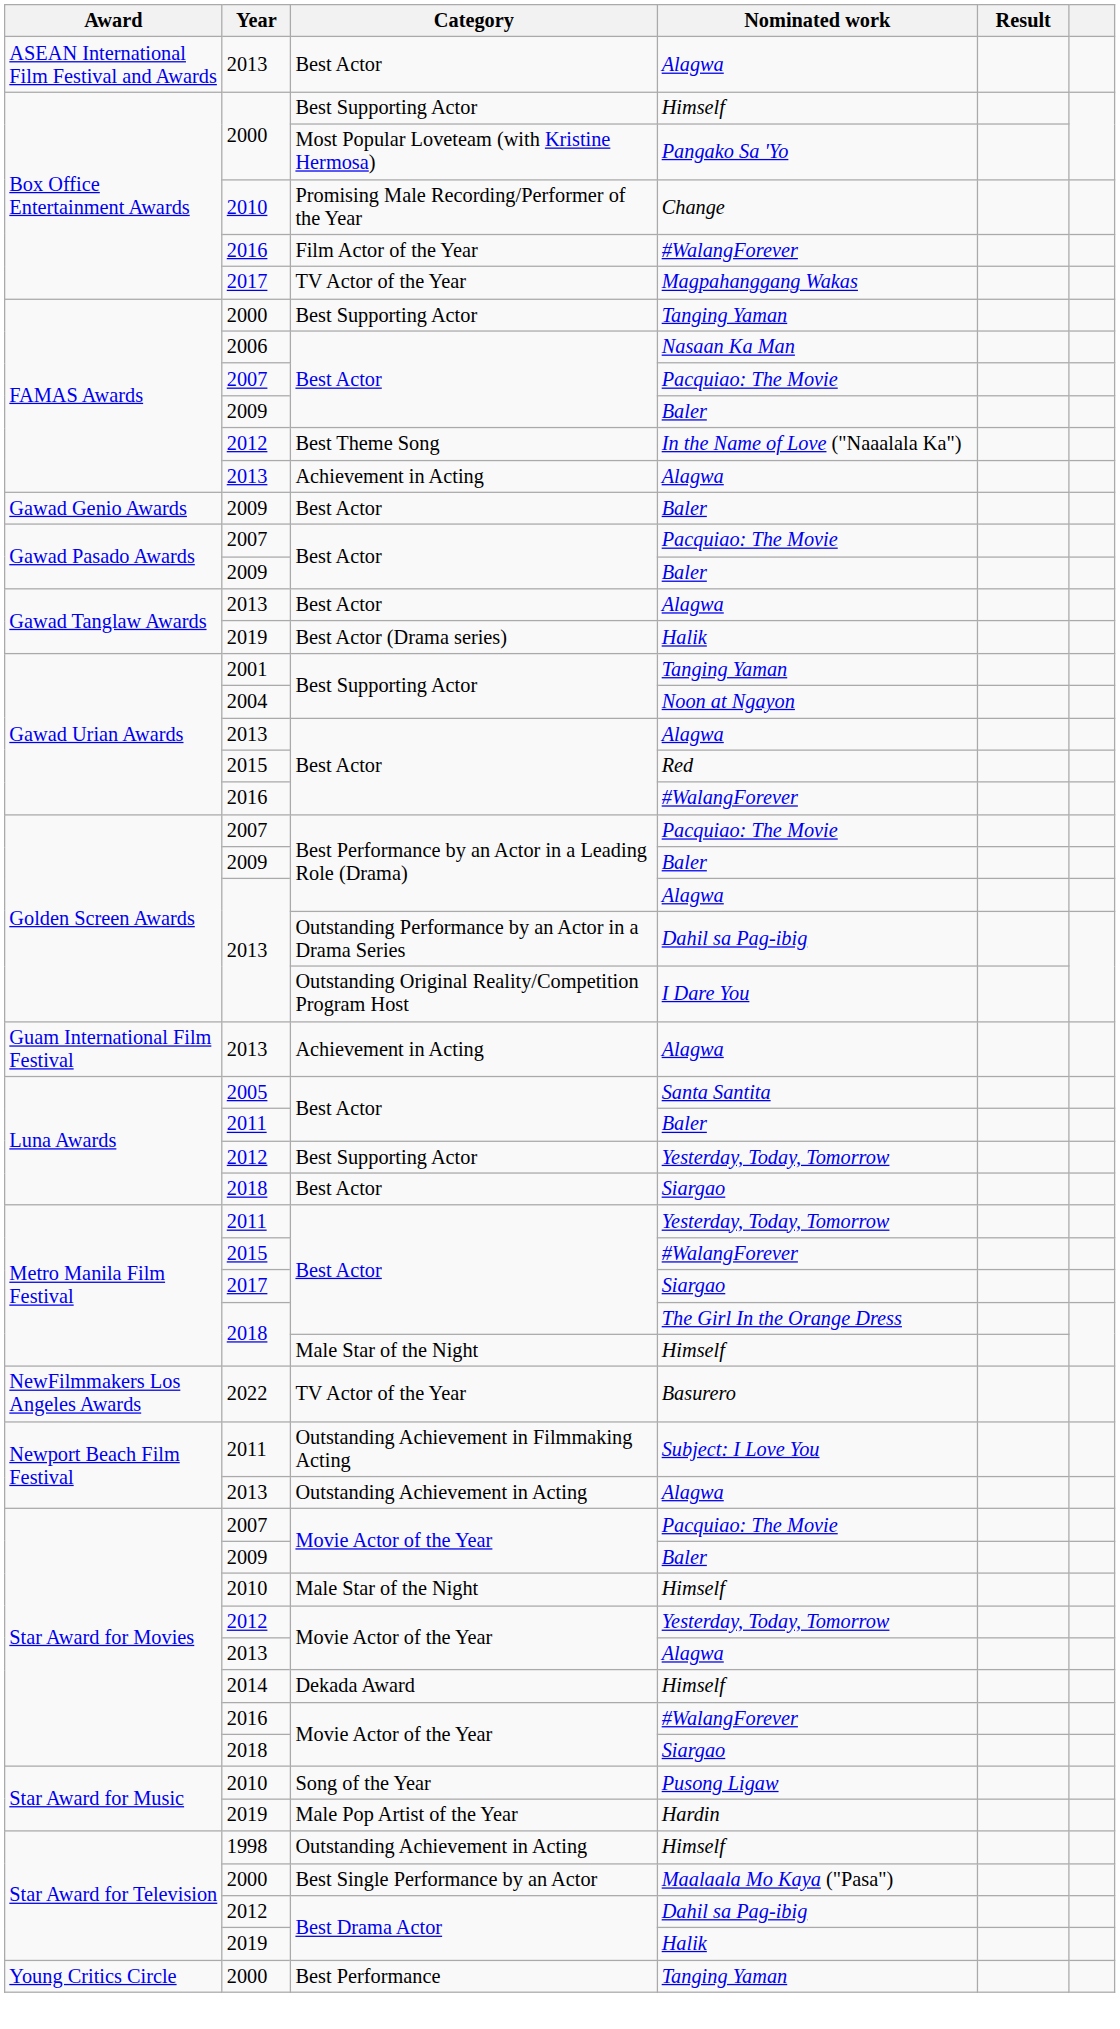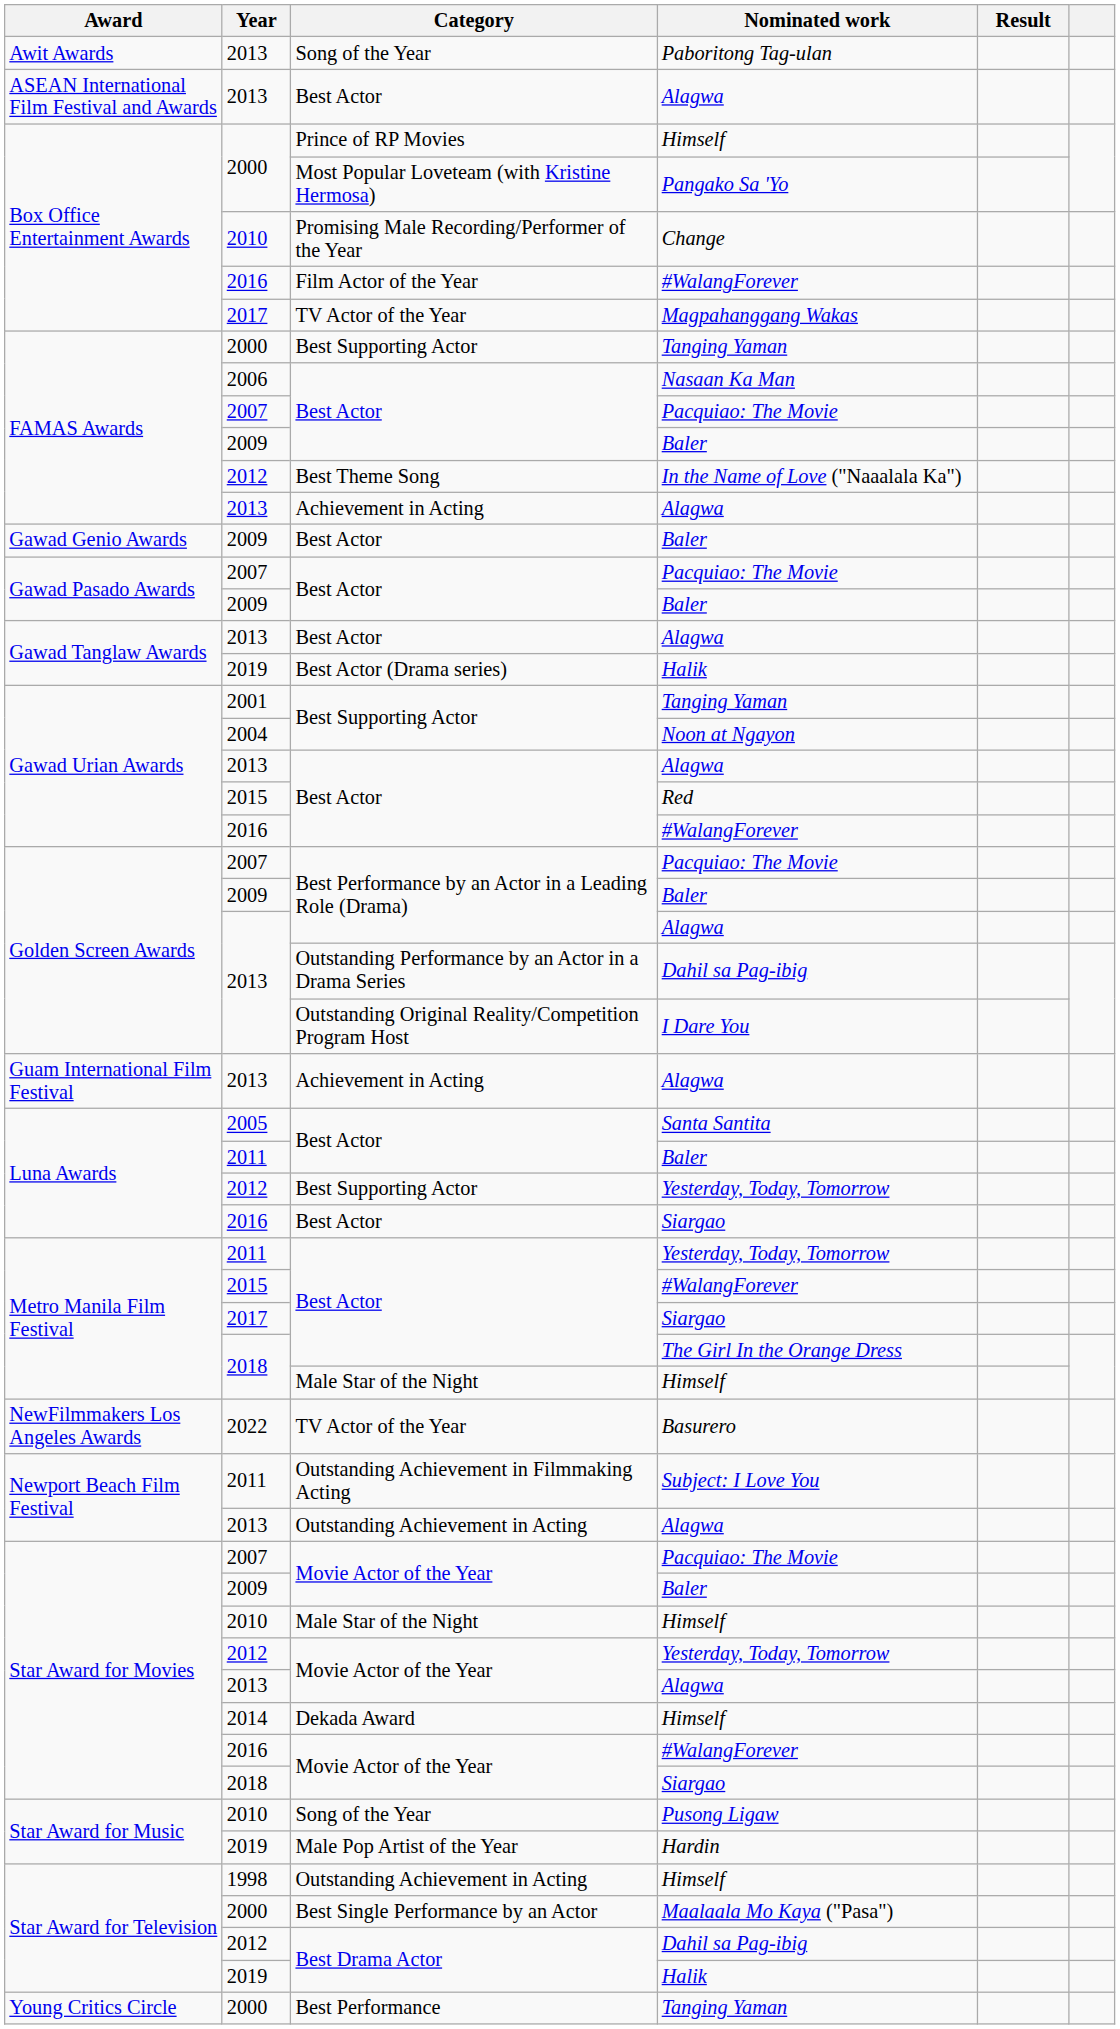+ row: (61, 52)
(386, 107) Best Supporting Actor -> (380, 140) Prince of RP Movies
(247, 1189) 2018 -> (247, 1221) 2016
